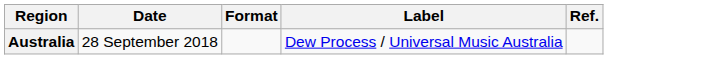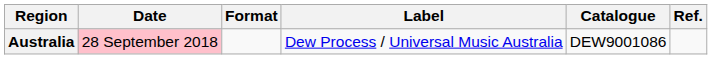+ column: (618, 16)
(150, 41) no background -> (150, 41) pink background
